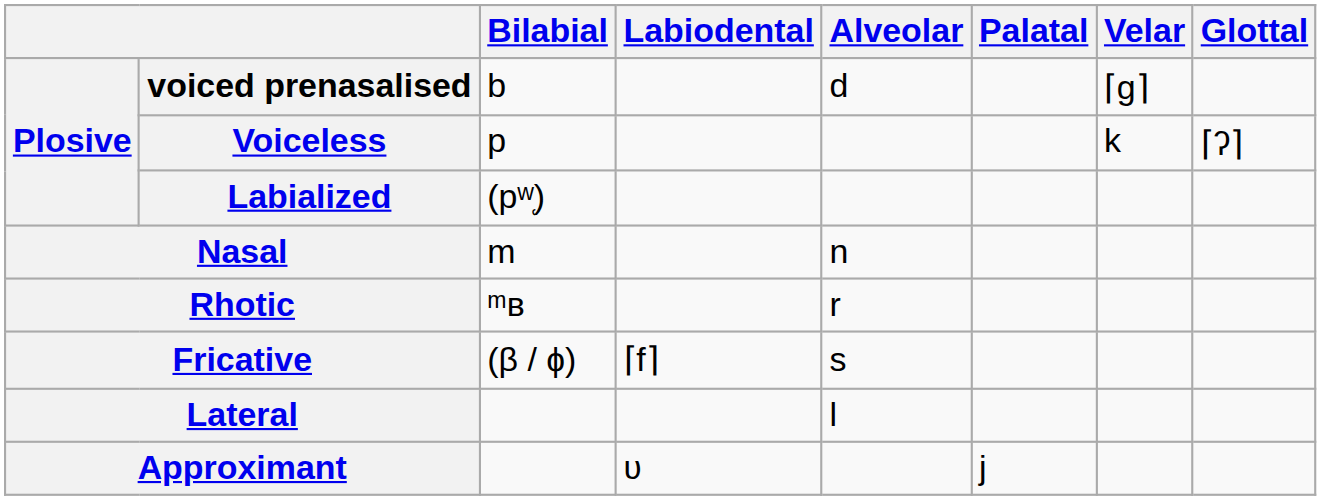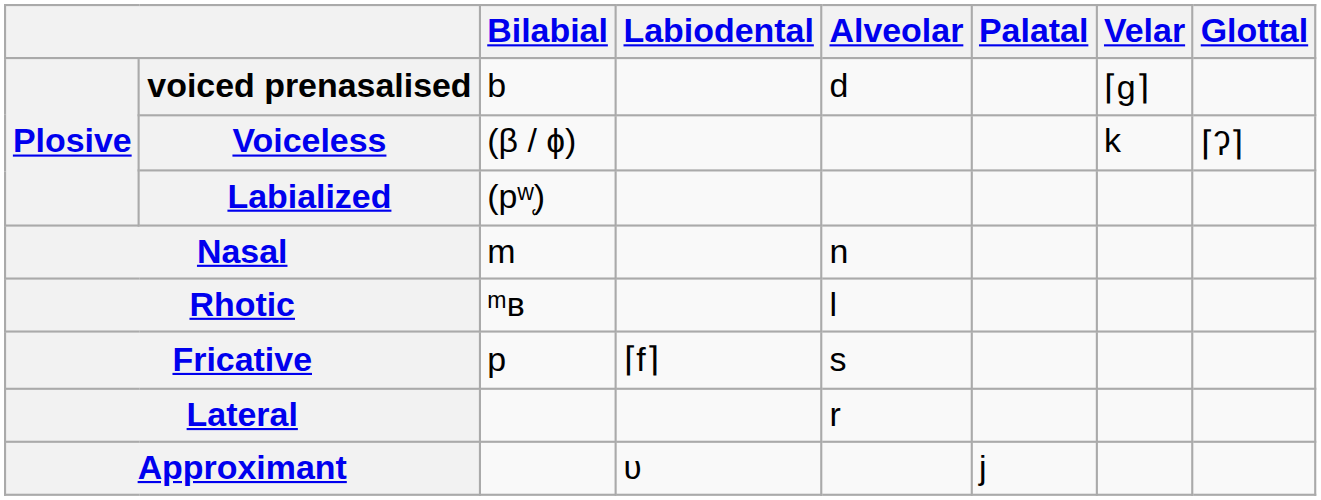(497, 142) p -> (532, 142) (β / ɸ)
(835, 304) r -> (833, 304) l
(532, 359) (β / ɸ) -> (497, 359) p
(833, 414) l -> (835, 414) r
